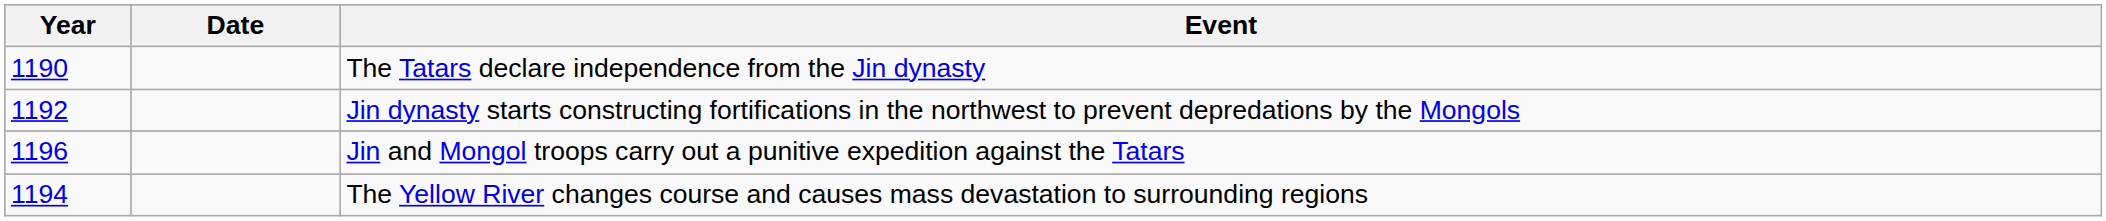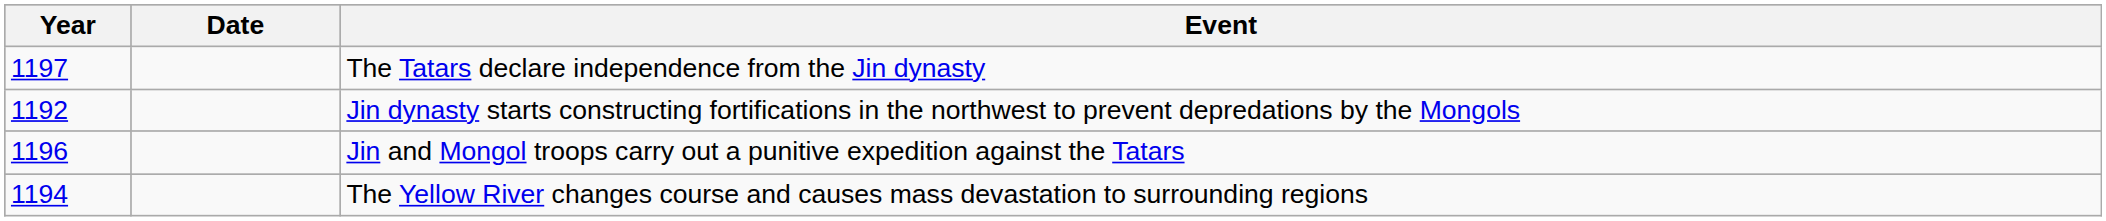(40, 67) 1190 -> (40, 67) 1197
